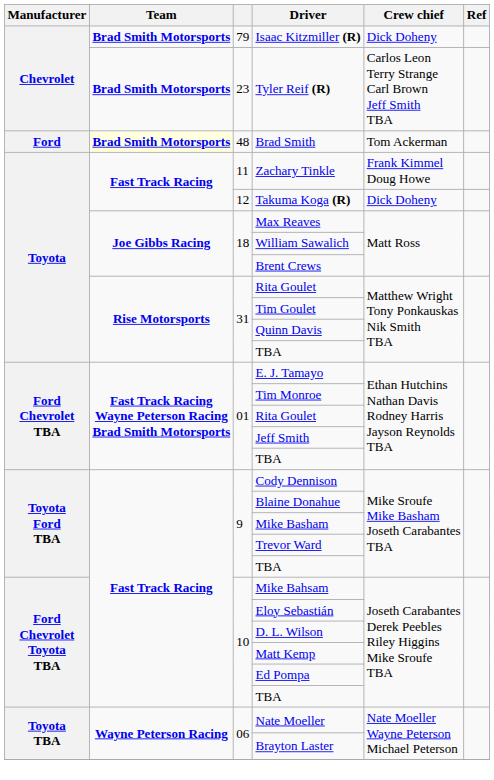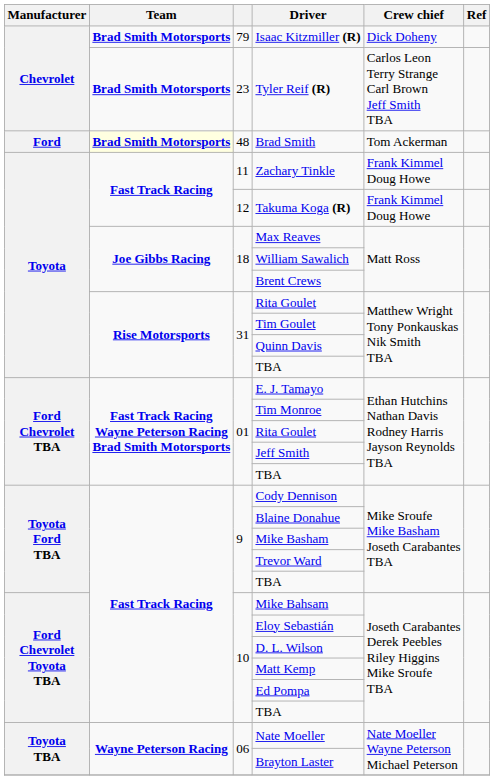(402, 200) Dick Doheny -> (405, 208) Frank Kimmel Doug Howe
